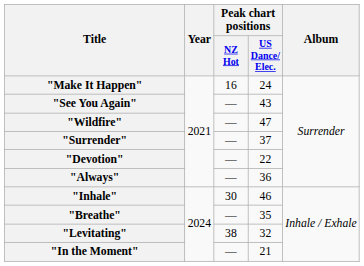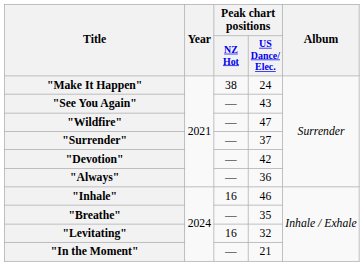(231, 85) 16 -> (231, 85) 38
(265, 159) 22 -> (265, 159) 42
(231, 196) 30 -> (231, 196) 16
(231, 233) 38 -> (231, 233) 16
